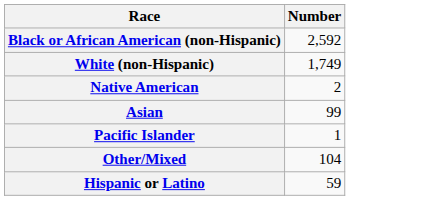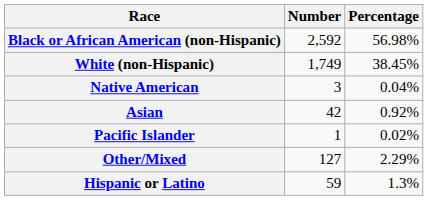+ column: (384, 16)
(338, 87) 2 -> (338, 87) 3
(334, 111) 99 -> (334, 111) 42
(330, 159) 104 -> (330, 159) 127
